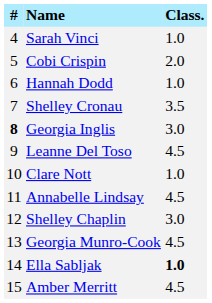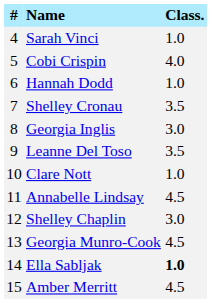(175, 60) 2.0 -> (175, 60) 4.0
(14, 128) bold -> (14, 128) normal
(175, 151) 4.5 -> (175, 151) 3.5
